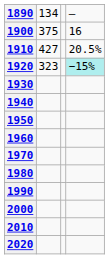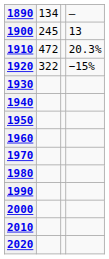(48, 31) 375 -> (48, 31) 245
(75, 31) 16 -> (75, 31) 13
(48, 49) 427 -> (48, 49) 472
(85, 49) 20.5% -> (85, 49) 20.3%
(48, 67) 323 -> (48, 67) 322
(82, 67) paleturquoise background -> (82, 67) no background
